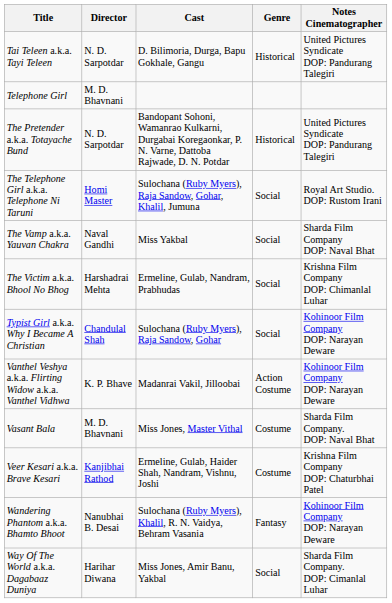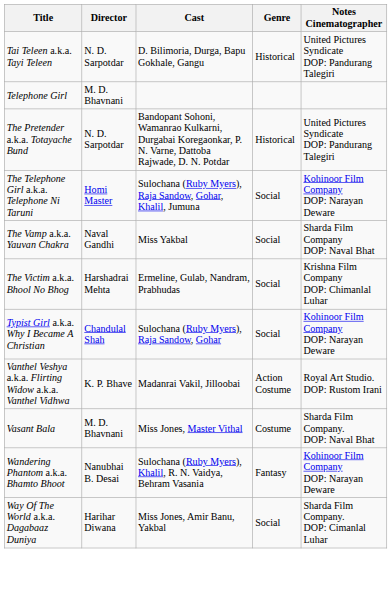(343, 195) Royal Art Studio. DOP: Rustom Irani -> (334, 195) Kohinoor Film Company DOP: Narayan Deware
(334, 384) Kohinoor Film Company DOP: Narayan Deware -> (343, 384) Royal Art Studio. DOP: Rustom Irani
- row: (42, 472)
